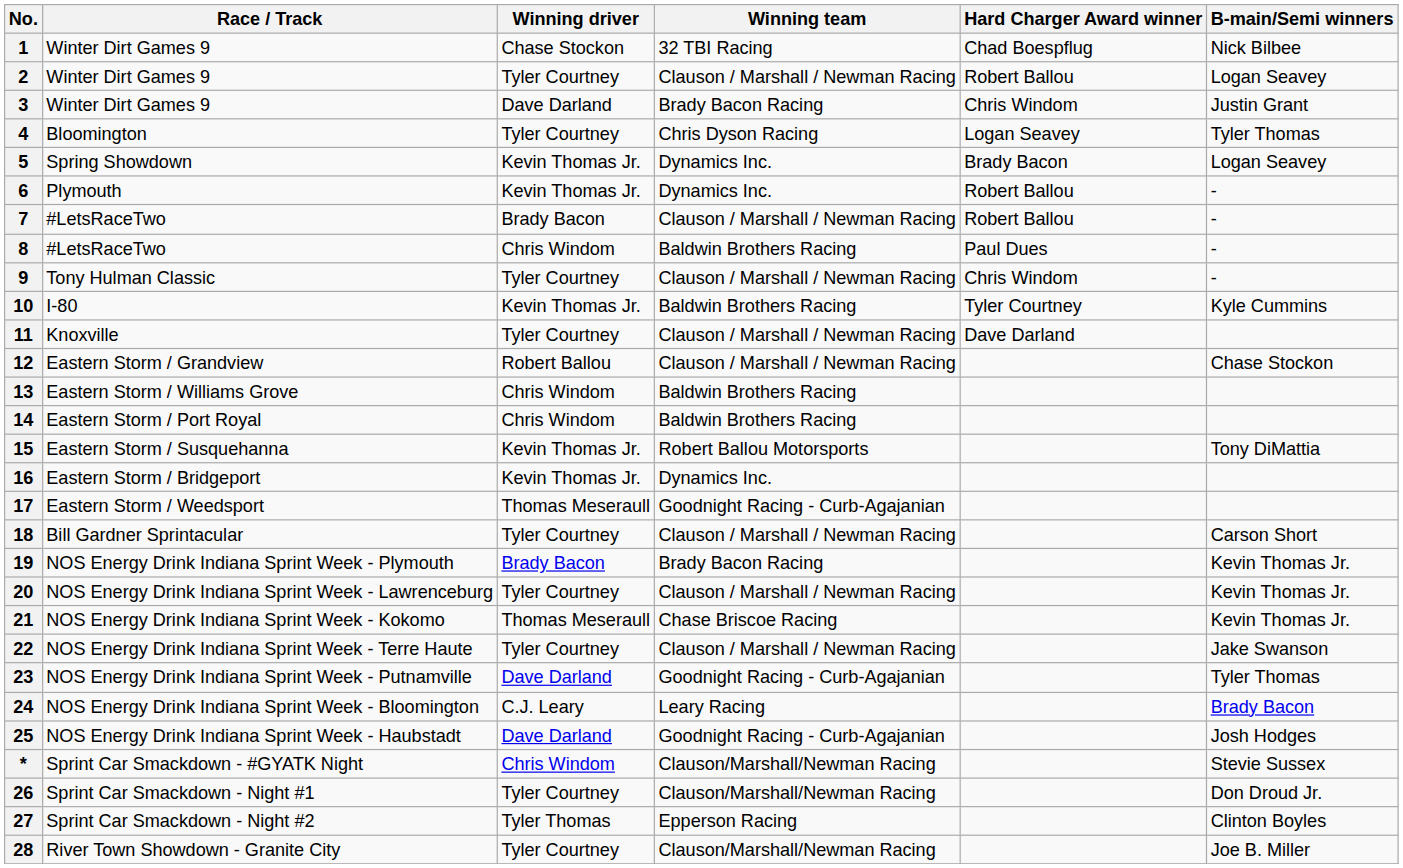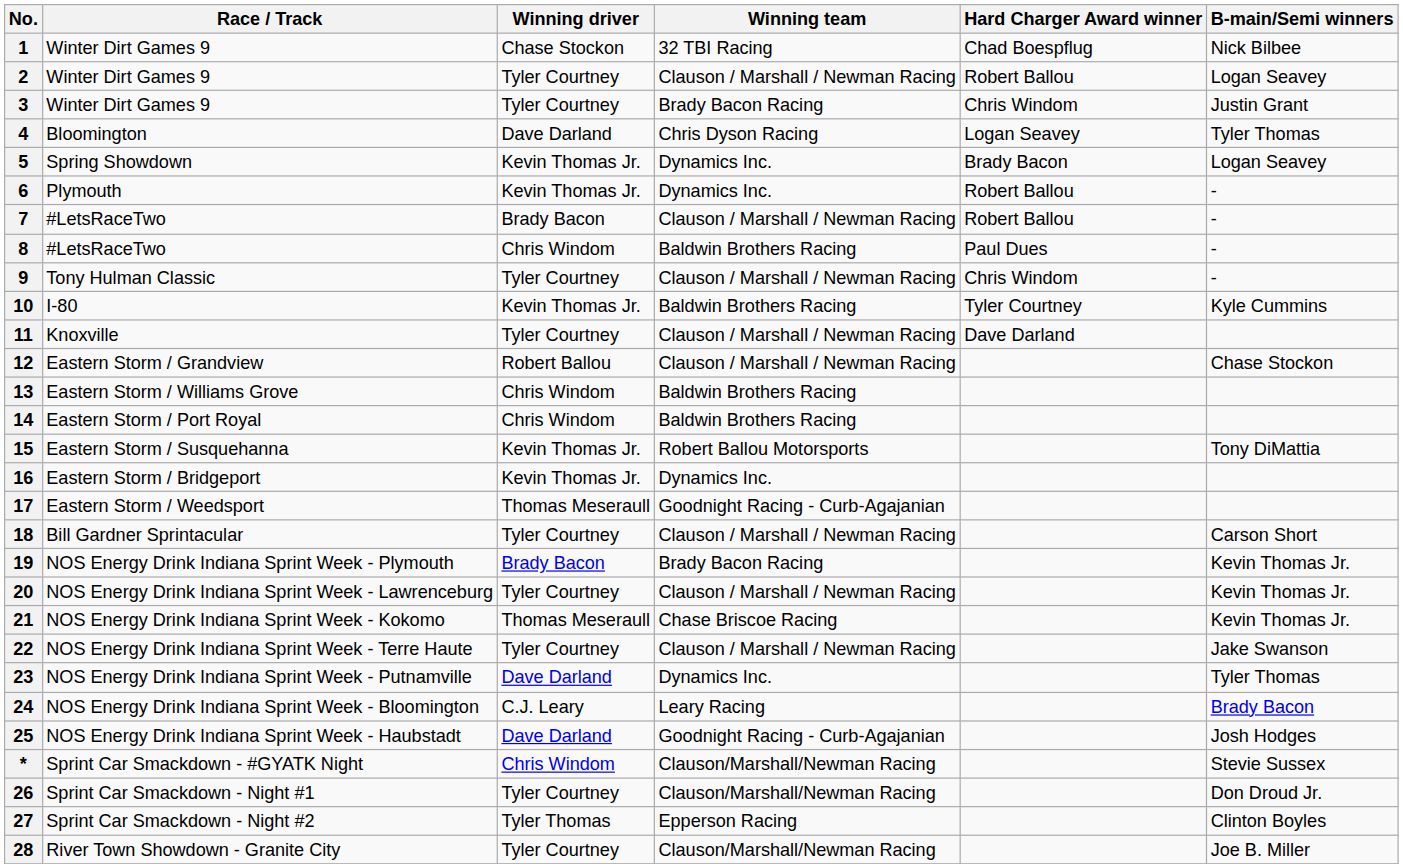(557, 105) Dave Darland -> (560, 105) Tyler Courtney
(560, 134) Tyler Courtney -> (557, 134) Dave Darland
(802, 678) Goodnight Racing - Curb-Agajanian -> (715, 678) Dynamics Inc.
